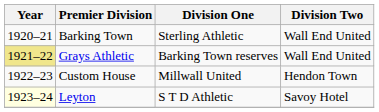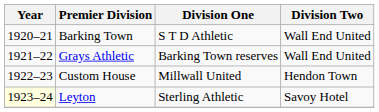(201, 35) Sterling Athletic -> (196, 35) S T D Athletic
(30, 55) khaki background -> (30, 55) no background
(196, 96) S T D Athletic -> (201, 96) Sterling Athletic
